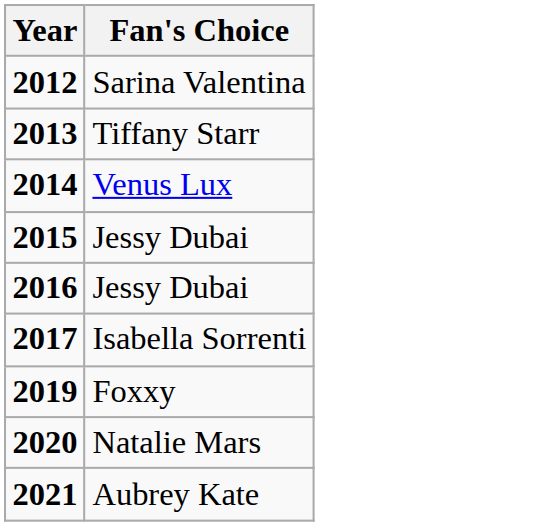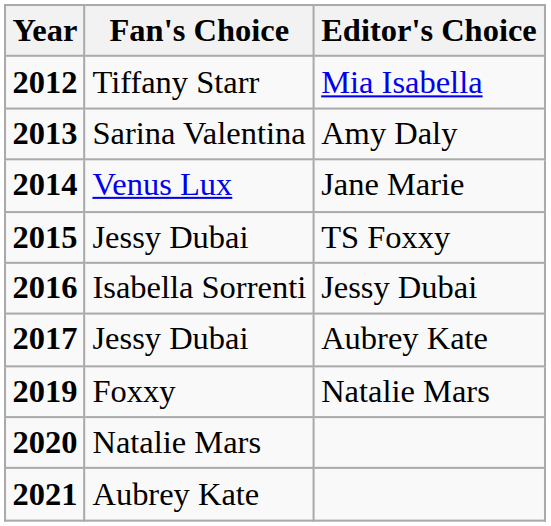+ column: (429, 30)
(199, 81) Sarina Valentina -> (176, 81) Tiffany Starr
(176, 133) Tiffany Starr -> (199, 133) Sarina Valentina
(170, 287) Jessy Dubai -> (199, 287) Isabella Sorrenti
(199, 339) Isabella Sorrenti -> (170, 339) Jessy Dubai
